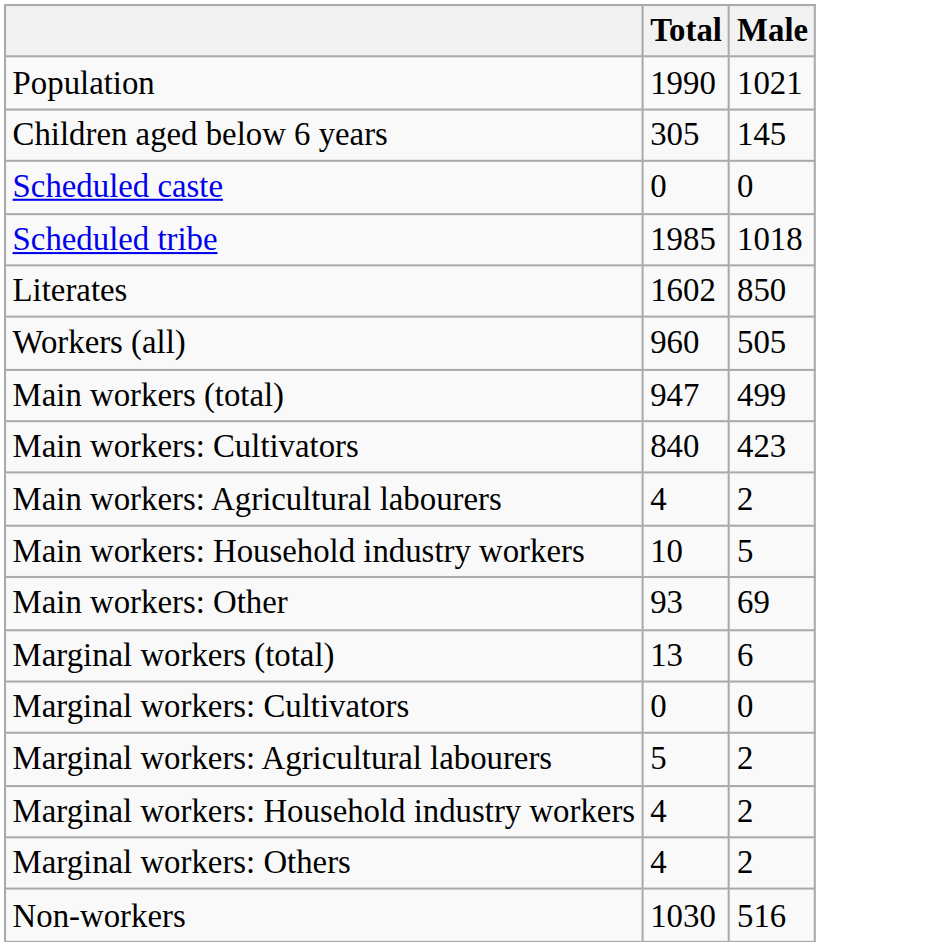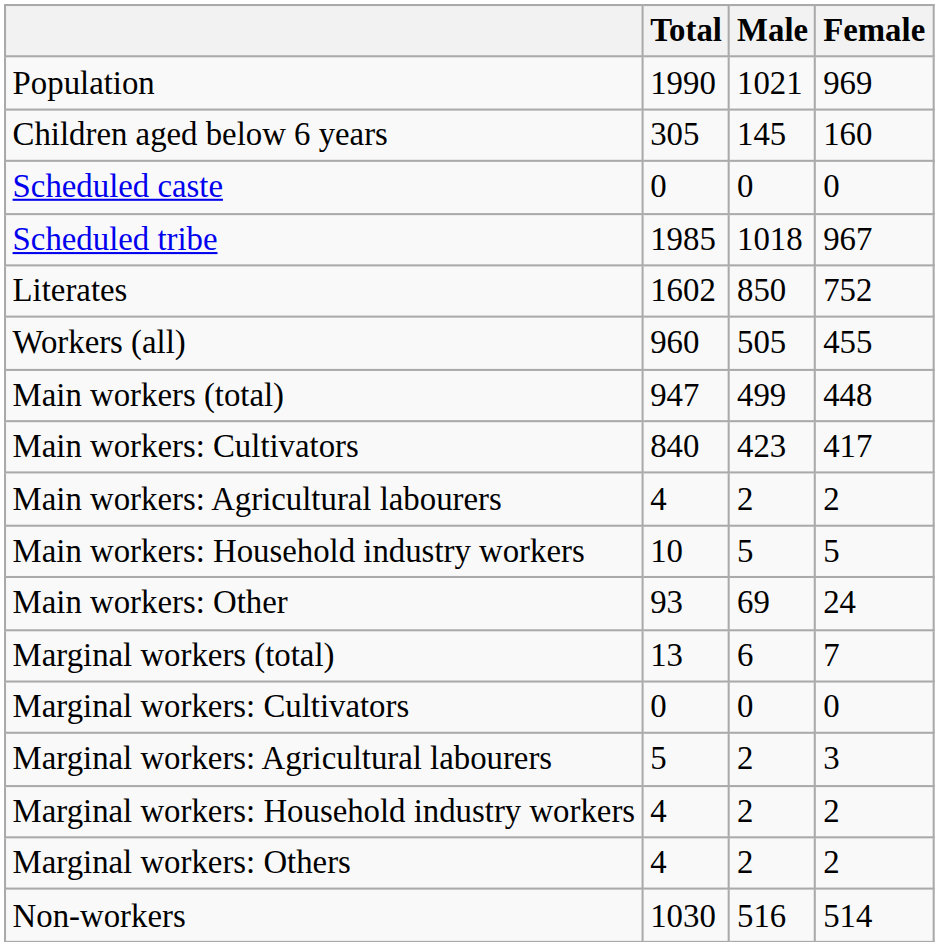+ column: (874, 30)
